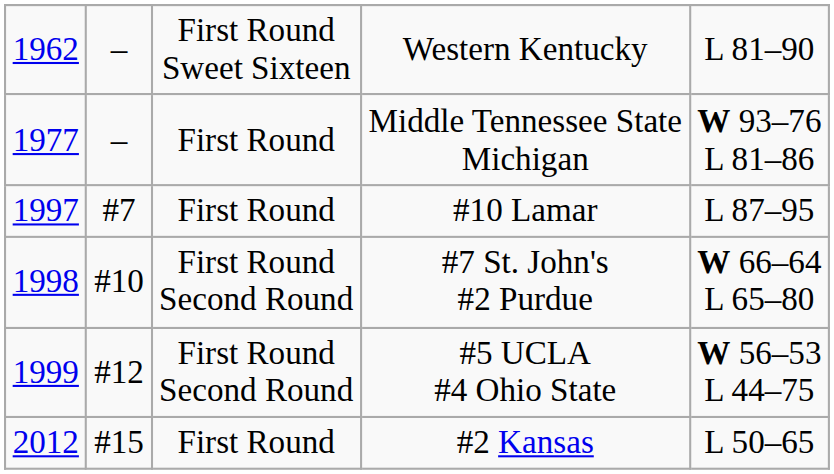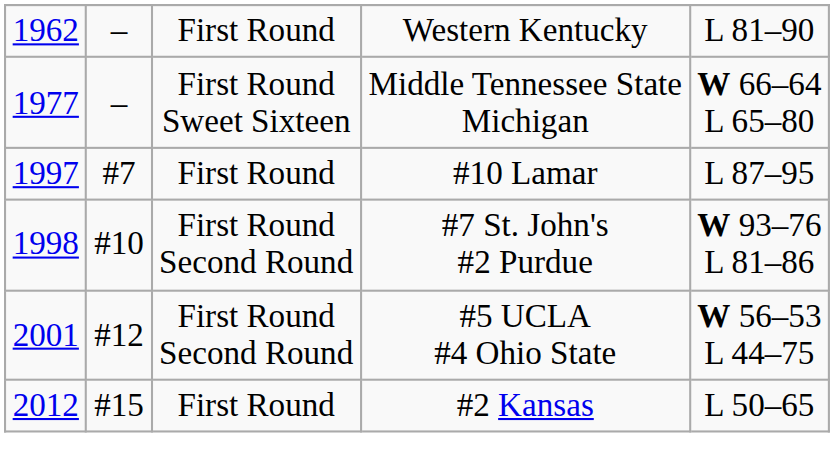(256, 49) First Round Sweet Sixteen -> (256, 30) First Round
(256, 139) First Round -> (256, 101) First Round Sweet Sixteen
(759, 139) W 93–76 L 81–86 -> (759, 101) W 66–64 L 65–80
(759, 281) W 66–64 L 65–80 -> (759, 244) W 93–76 L 81–86
(46, 371) 1999 -> (46, 334) 2001
